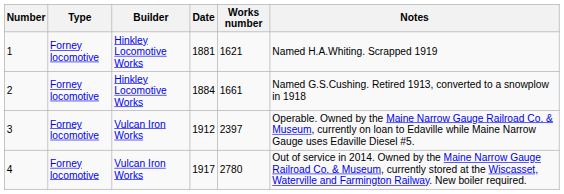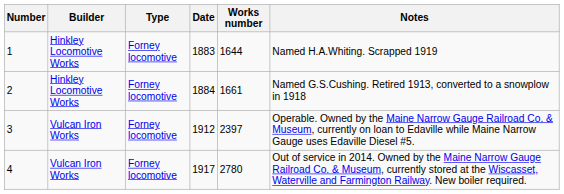columns swapped: (151, 18) <-> (80, 18)
(204, 51) 1881 -> (204, 51) 1883
(231, 51) 1621 -> (231, 51) 1644
